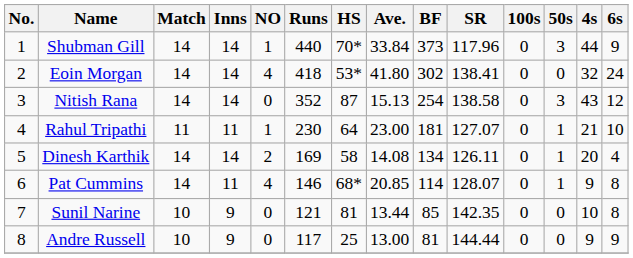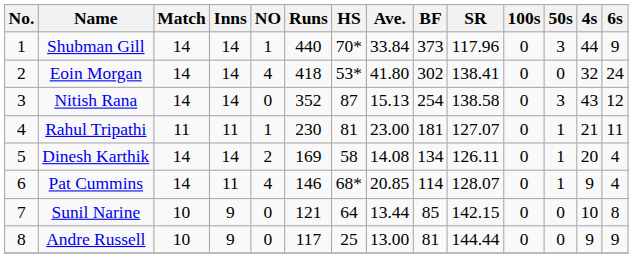(349, 128) 64 -> (349, 128) 81
(615, 128) 10 -> (615, 128) 11
(615, 184) 8 -> (615, 184) 4
(349, 211) 81 -> (349, 211) 64
(476, 211) 142.35 -> (476, 211) 142.15
